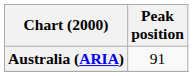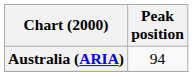(157, 58) 91 -> (157, 58) 94
